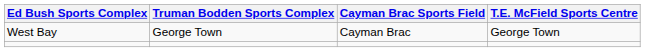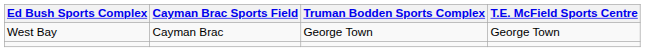columns swapped: (243, 13) <-> (412, 13)
